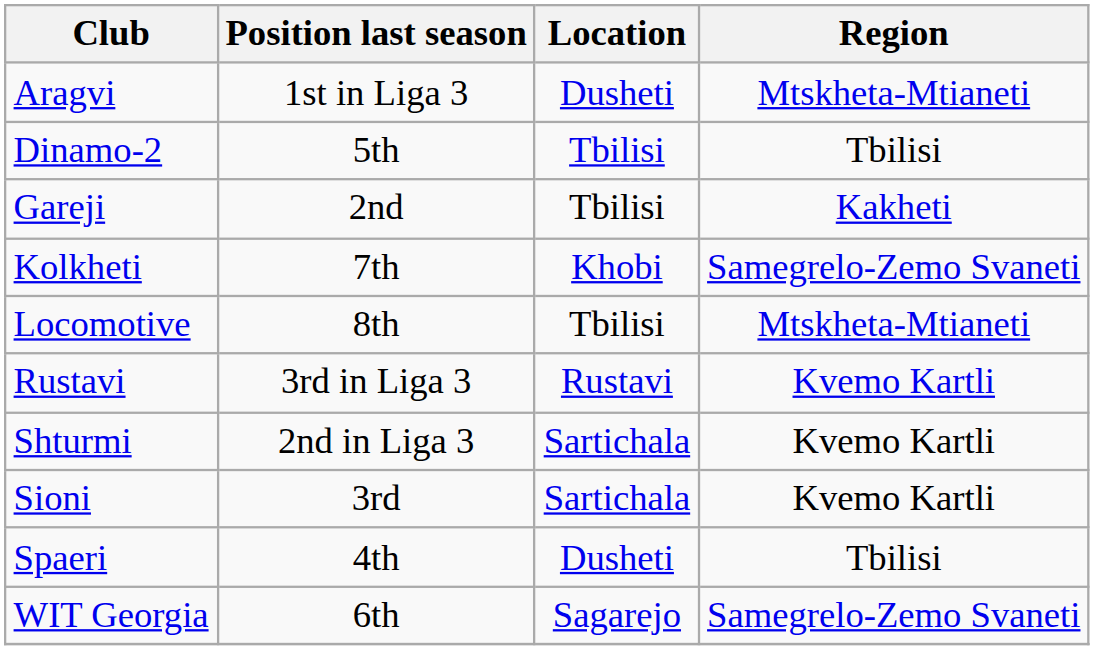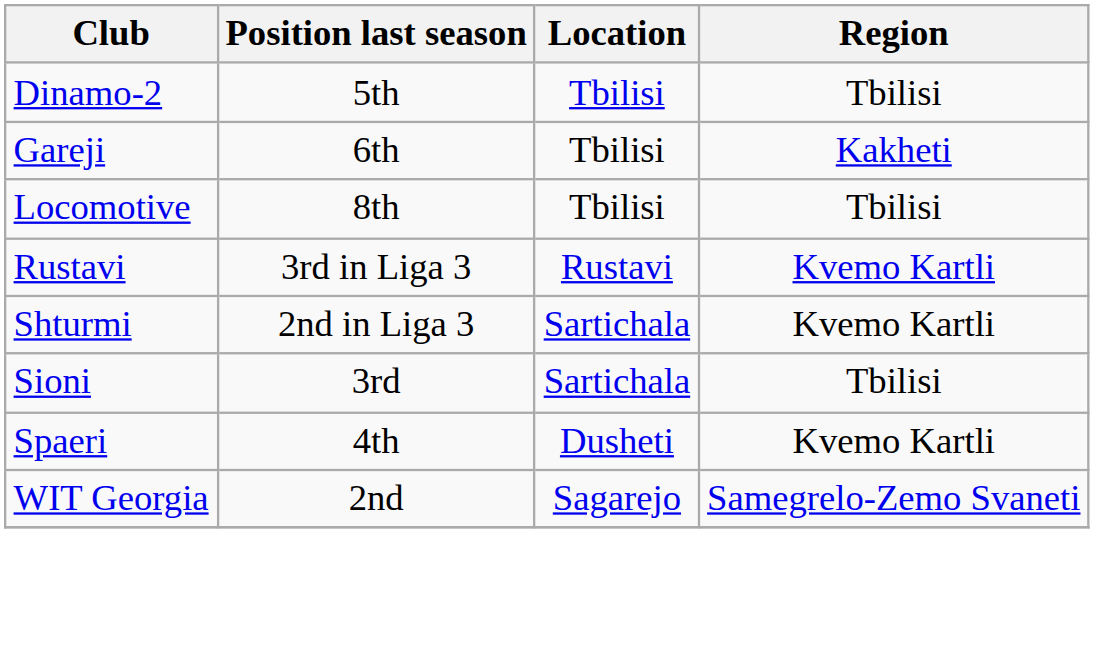- row: (64, 91)
(376, 207) 2nd -> (376, 149) 6th
- row: (78, 265)
(894, 324) Mtskheta-Mtianeti -> (894, 207) Tbilisi
(894, 498) Kvemo Kartli -> (894, 382) Tbilisi
(894, 556) Tbilisi -> (894, 440) Kvemo Kartli
(376, 614) 6th -> (376, 498) 2nd
